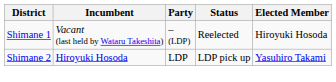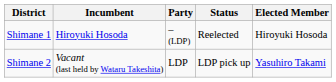(110, 35) Vacant (last held by Wataru Takeshita) -> (92, 35) Hiroyuki Hosoda
(92, 57) Hiroyuki Hosoda -> (110, 63) Vacant (last held by Wataru Takeshita)
